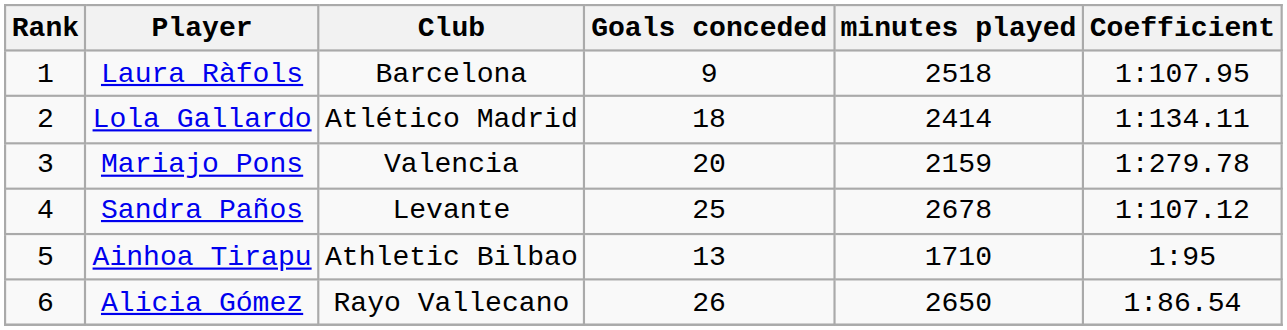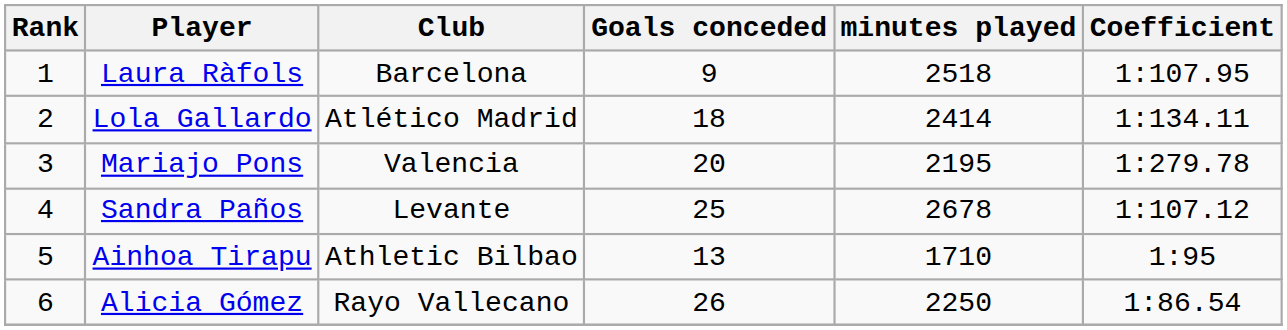(958, 165) 2159 -> (958, 165) 2195
(958, 303) 2650 -> (958, 303) 2250
